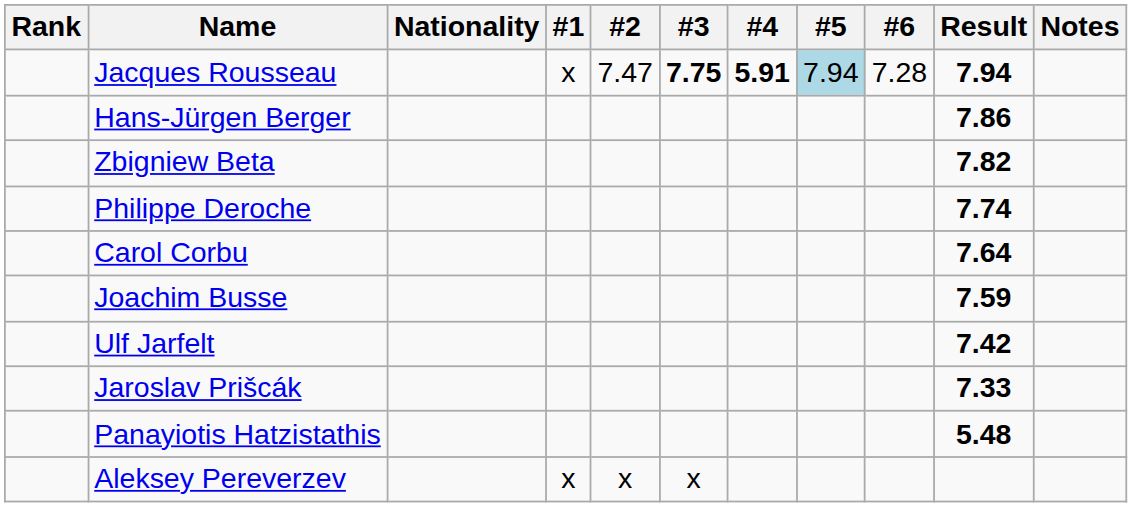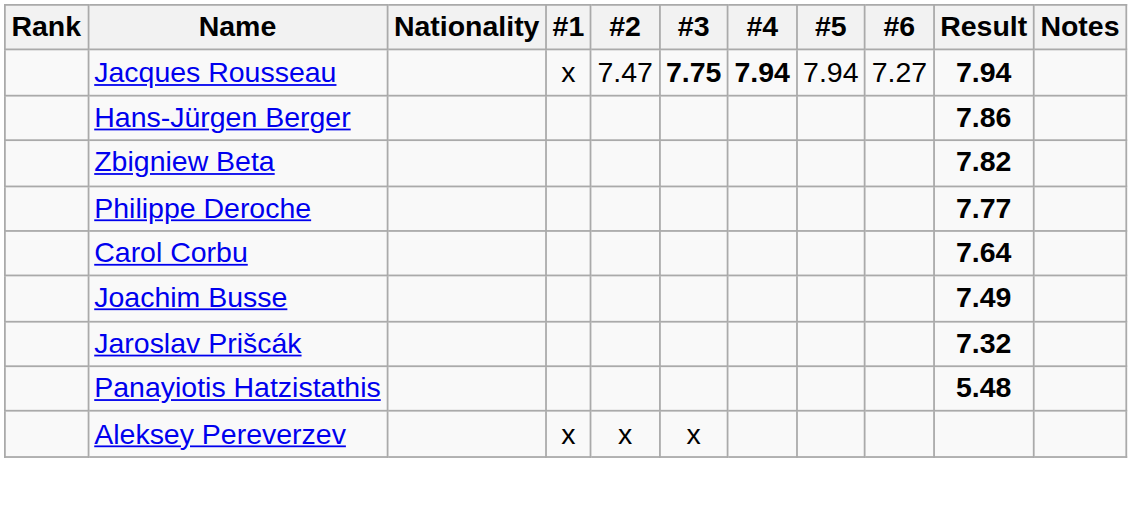(762, 72) 5.91 -> (762, 72) 7.94
(831, 72) lightblue background -> (831, 72) no background
(899, 72) 7.28 -> (899, 72) 7.27
(984, 207) 7.74 -> (984, 207) 7.77
(984, 298) 7.59 -> (984, 298) 7.49
- row: (154, 343)
(984, 388) 7.33 -> (984, 343) 7.32
